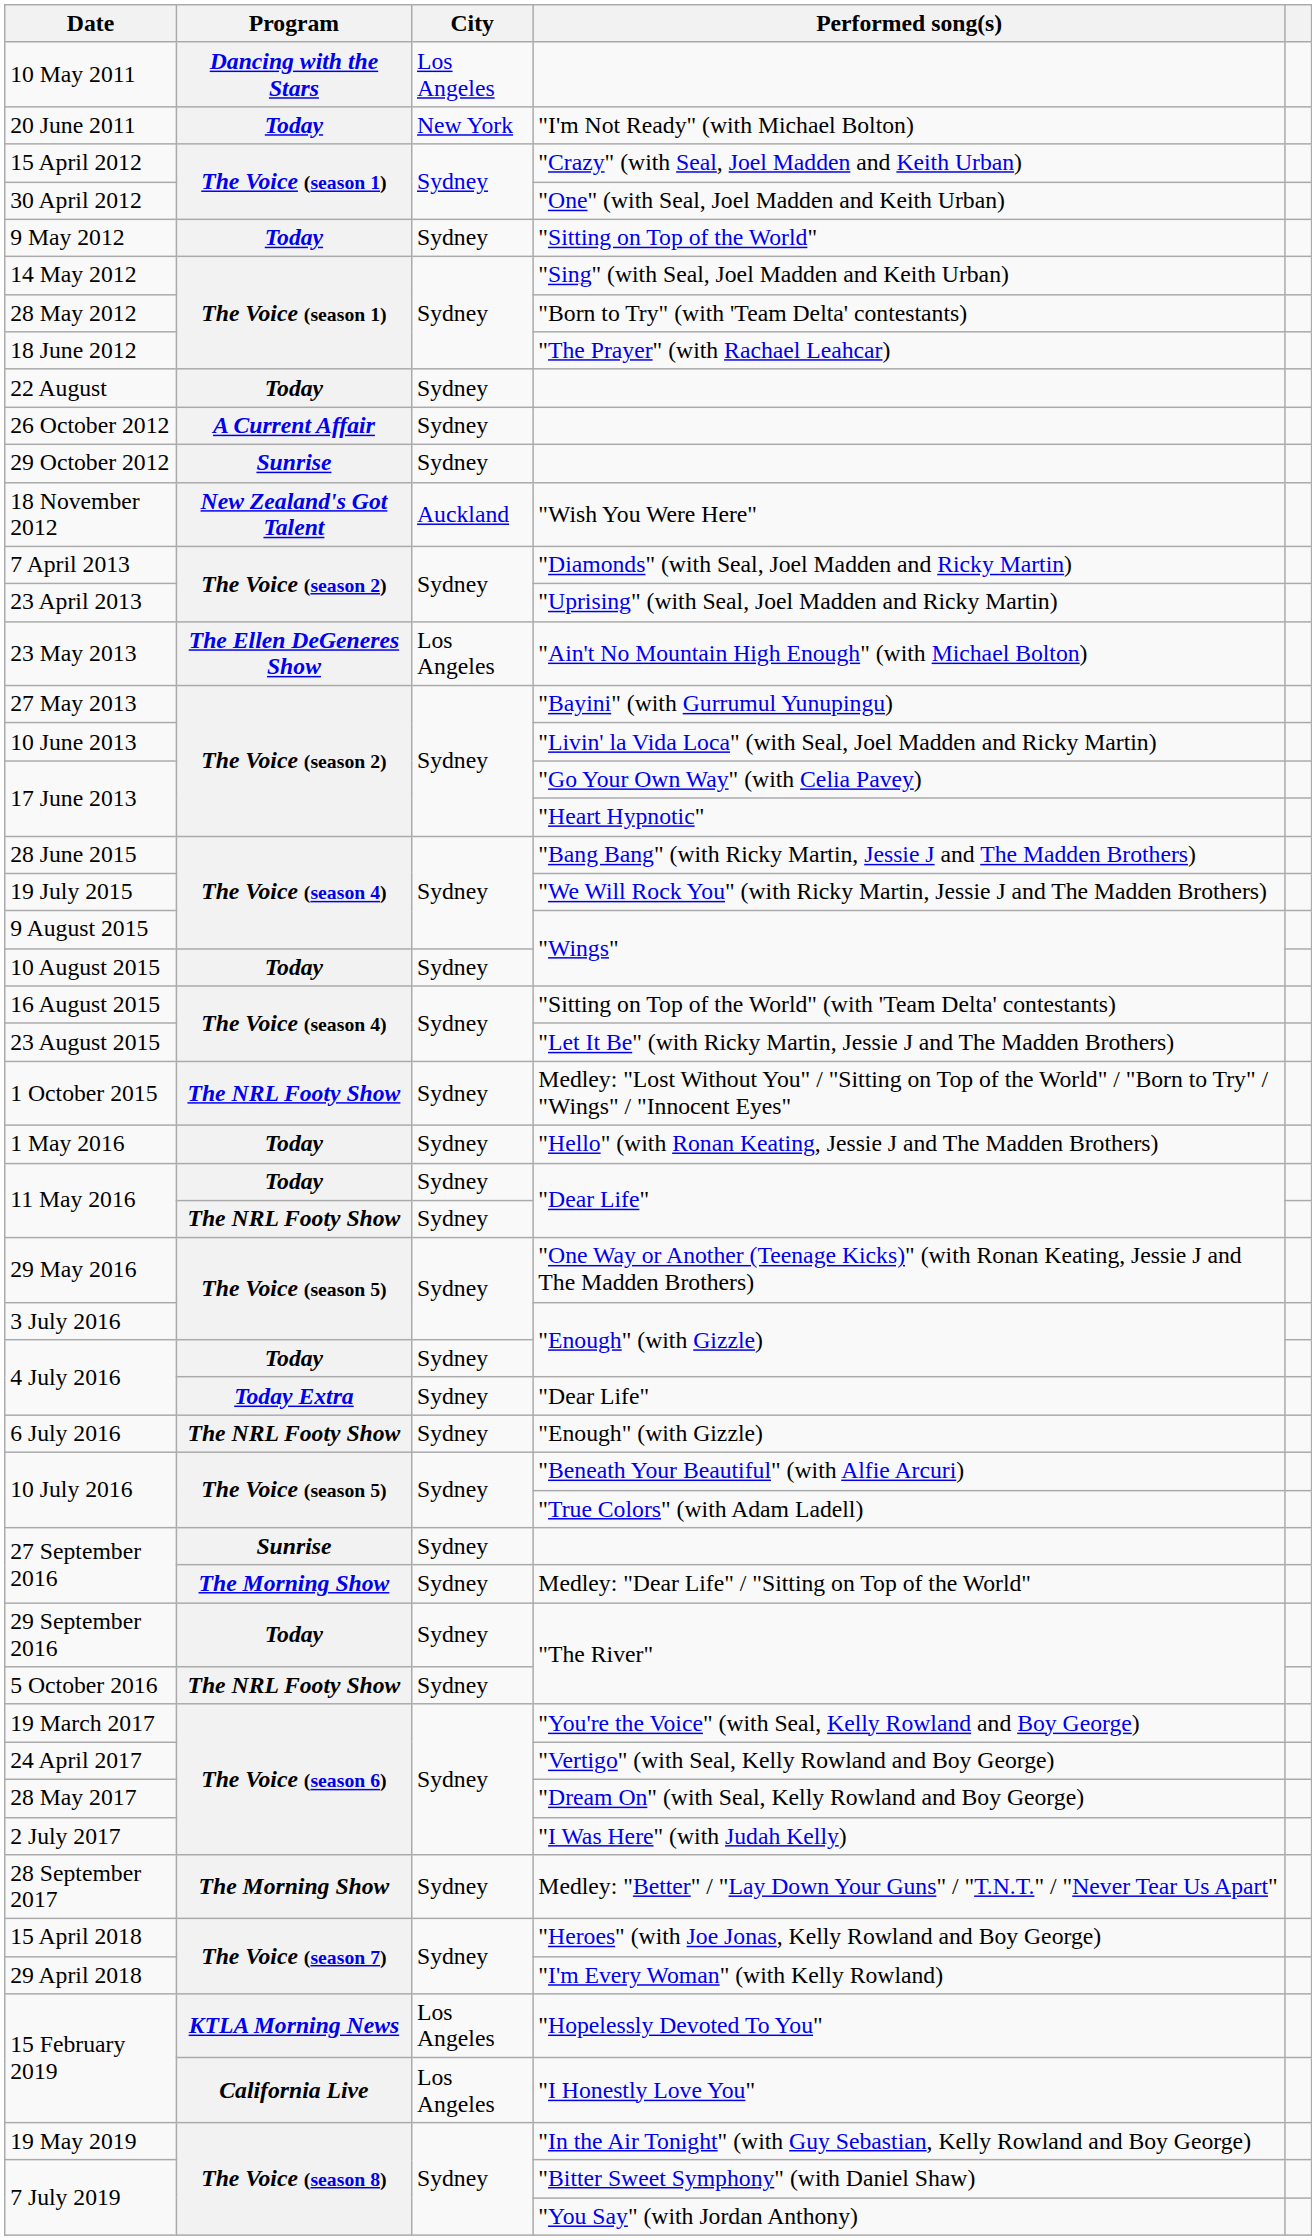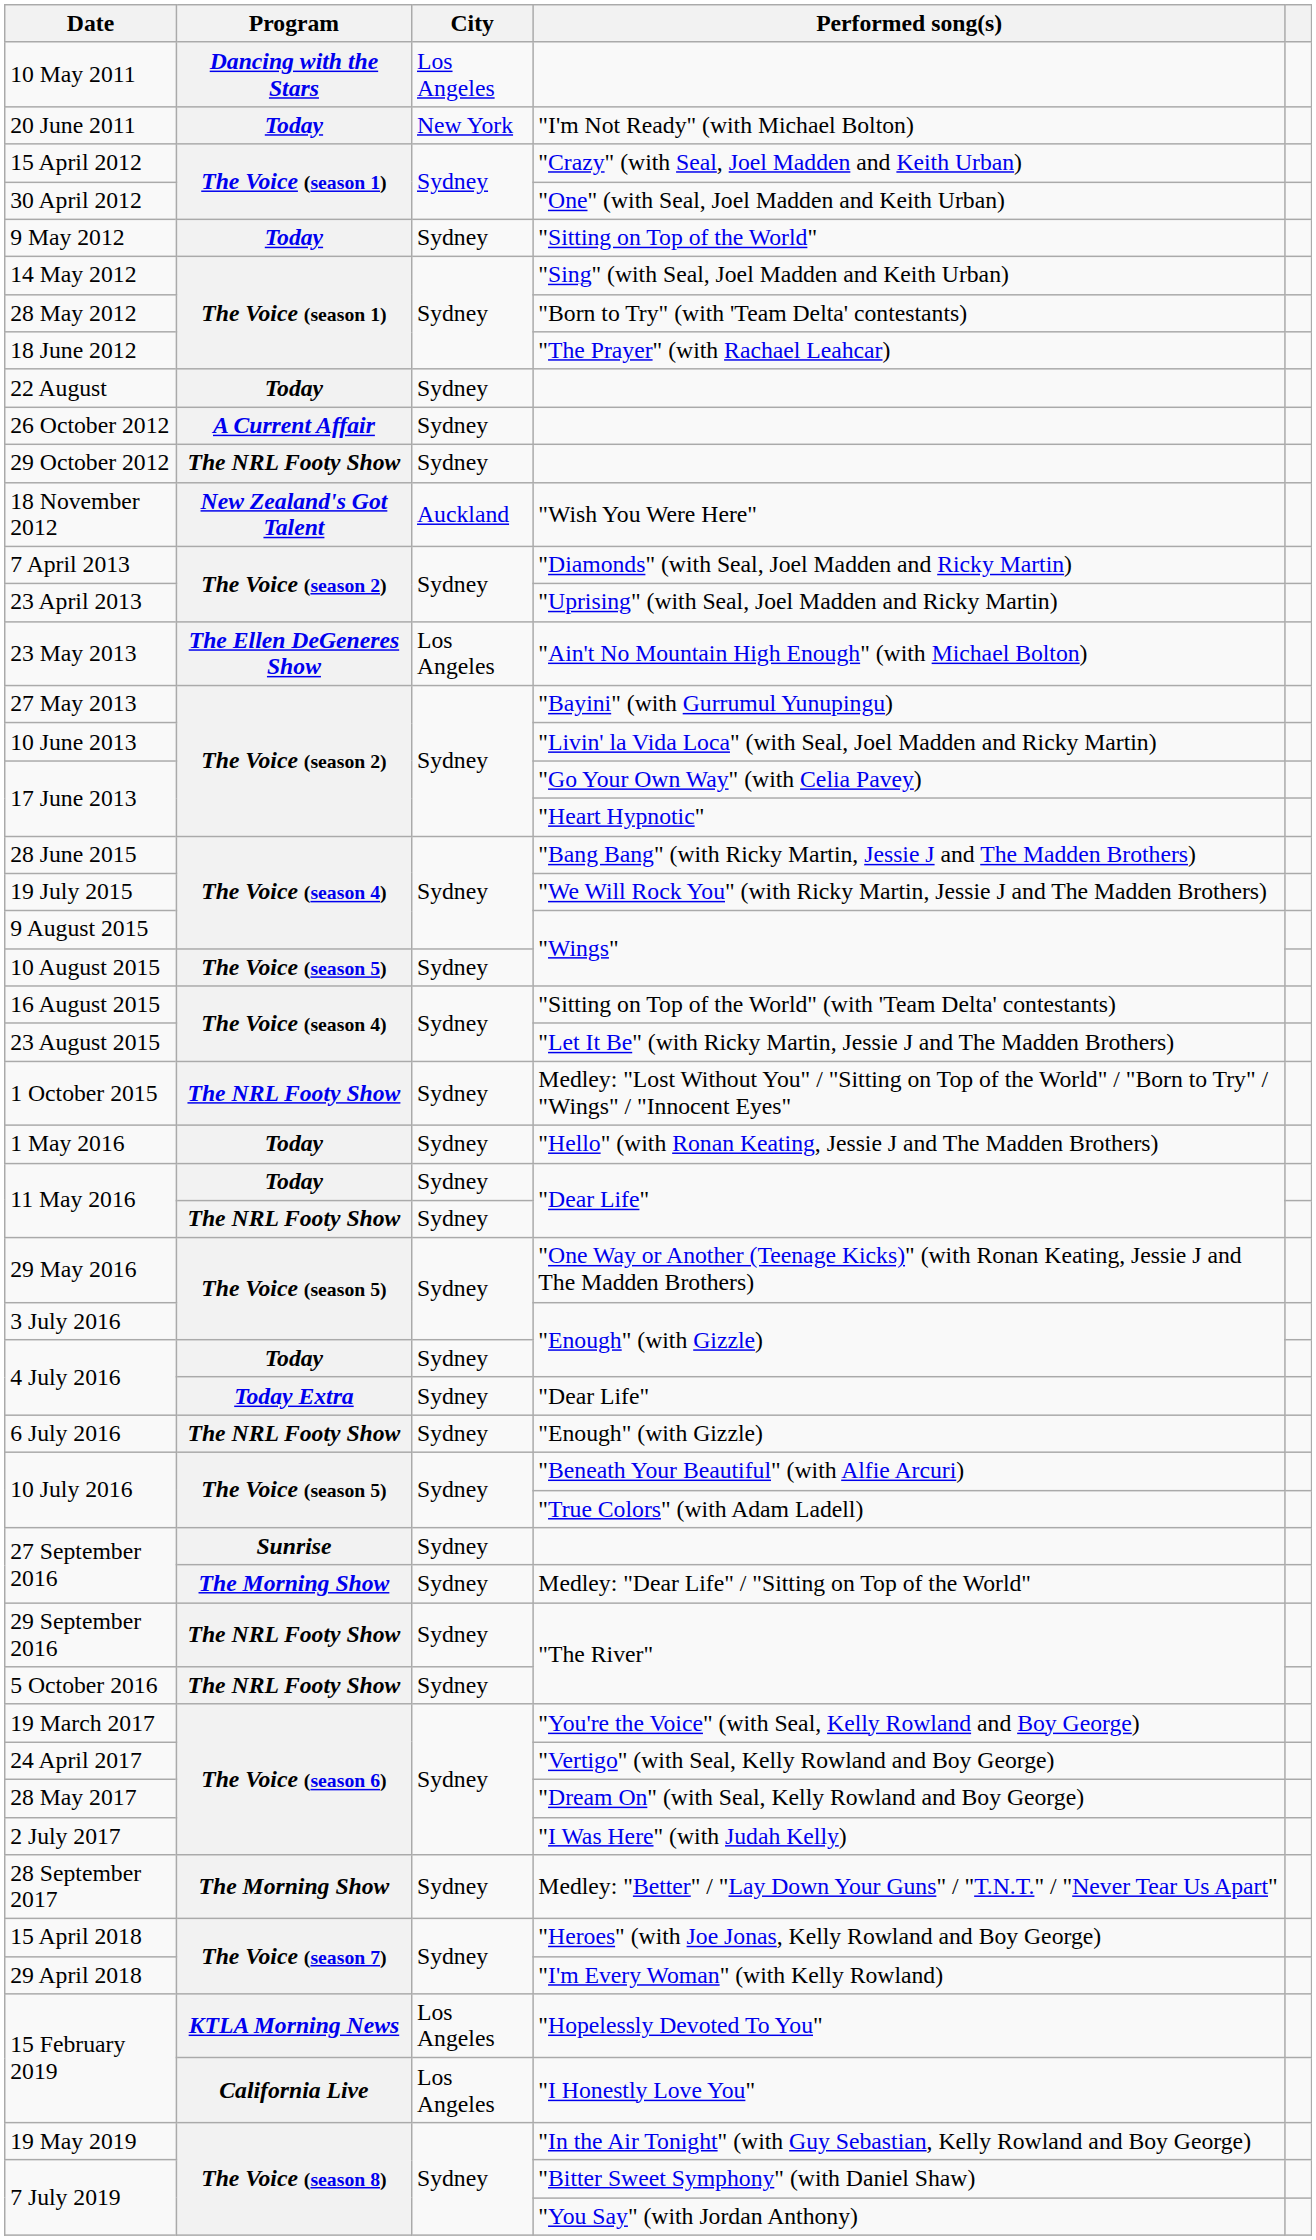(294, 463) Sunrise -> (294, 463) The NRL Footy Show
(294, 966) Today -> (294, 966) The Voice (season 5)
(294, 1634) Today -> (294, 1634) The NRL Footy Show
